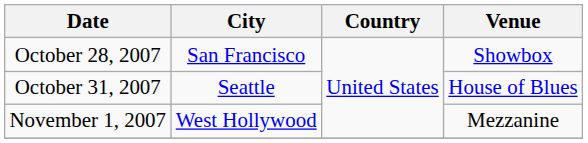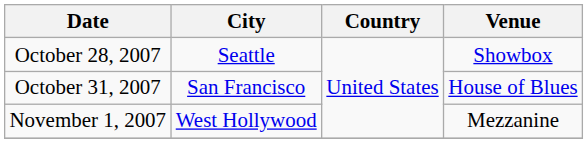(246, 54) San Francisco -> (246, 54) Seattle
(246, 87) Seattle -> (246, 87) San Francisco
